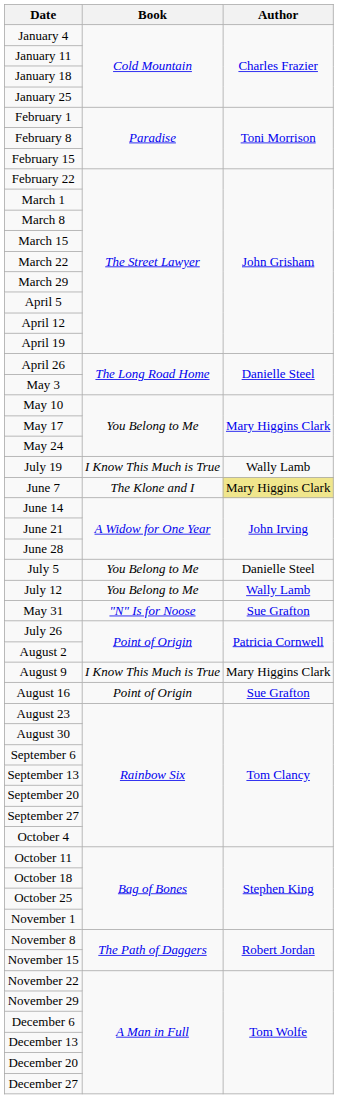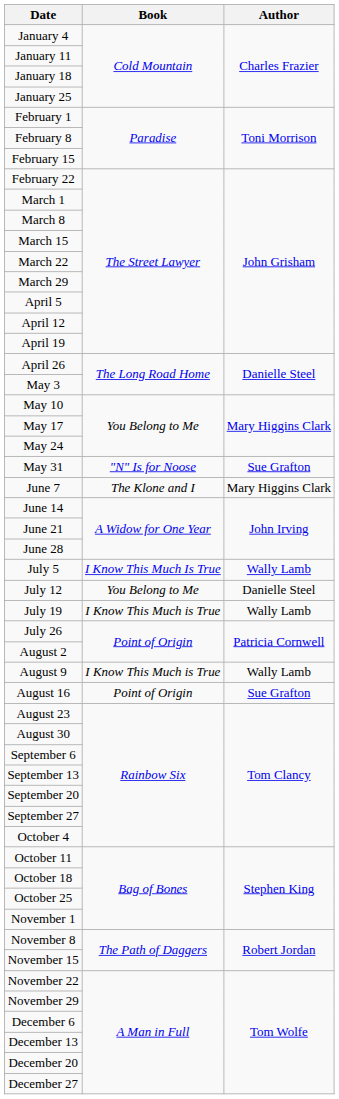rows swapped: (43, 610) <-> (43, 466)
(278, 487) khaki background -> (279, 487) no background
(152, 569) You Belong to Me -> (153, 569) I Know This Much Is True
(278, 569) Danielle Steel -> (279, 569) Wally Lamb
(278, 590) Wally Lamb -> (279, 590) Danielle Steel
(278, 672) Mary Higgins Clark -> (279, 672) Wally Lamb
